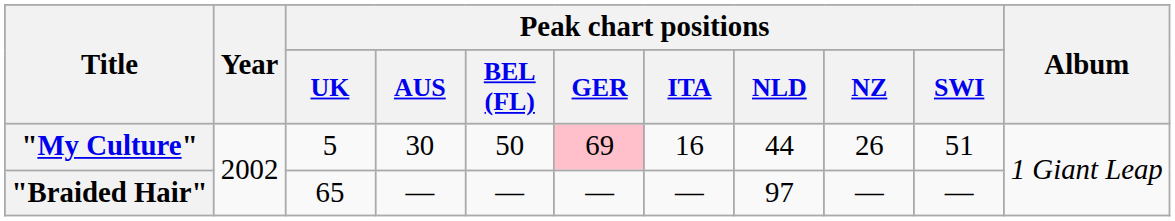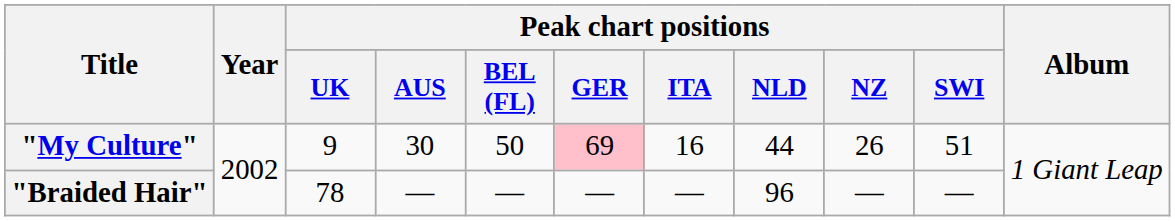(330, 146) 5 -> (330, 146) 9
(330, 192) 65 -> (330, 192) 78
(779, 192) 97 -> (779, 192) 96
